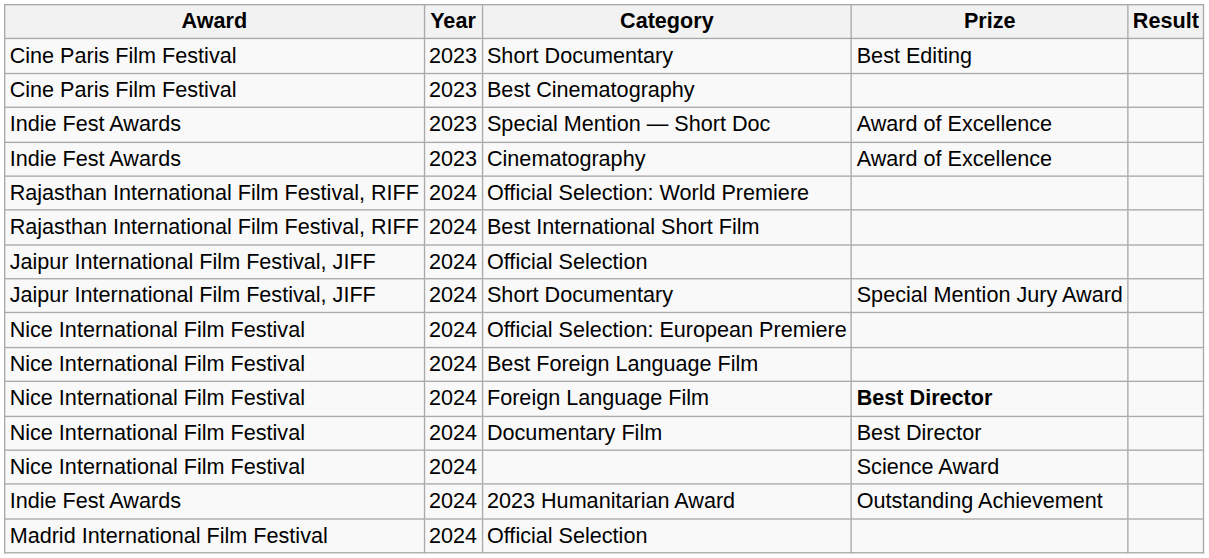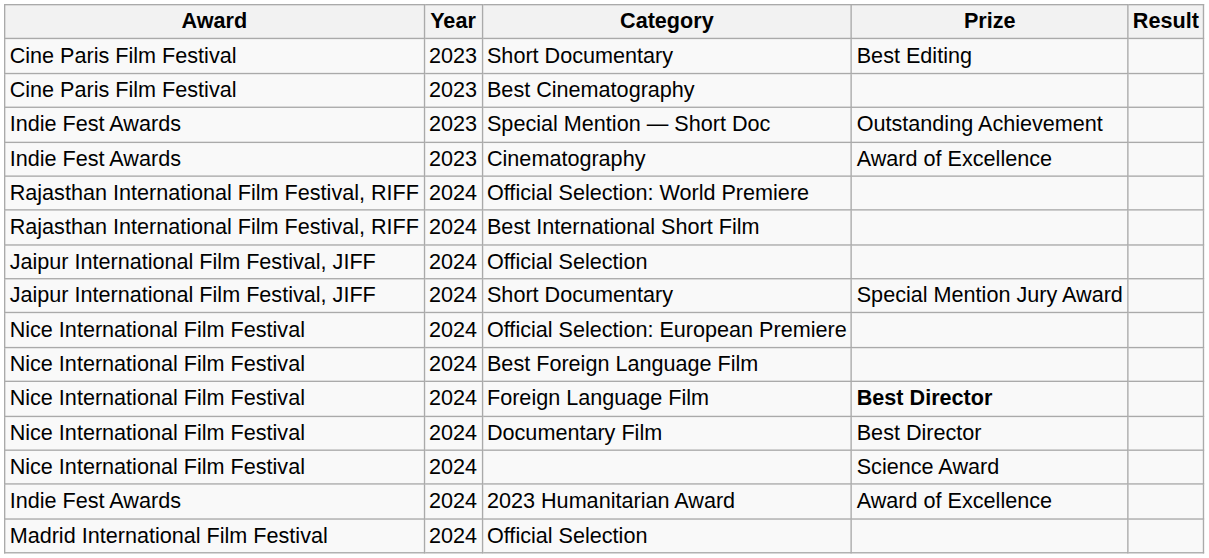(954, 124) Award of Excellence -> (980, 124) Outstanding Achievement
(980, 501) Outstanding Achievement -> (954, 501) Award of Excellence
